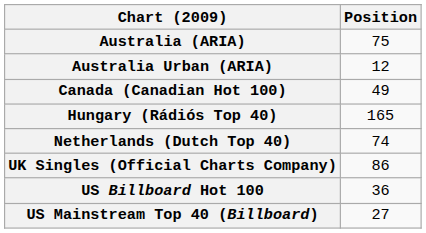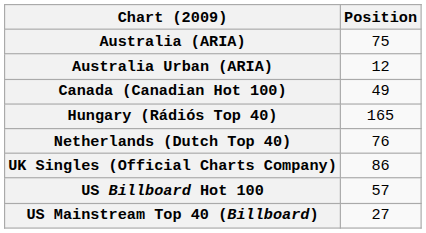(381, 141) 74 -> (381, 141) 76
(381, 191) 36 -> (381, 191) 57
